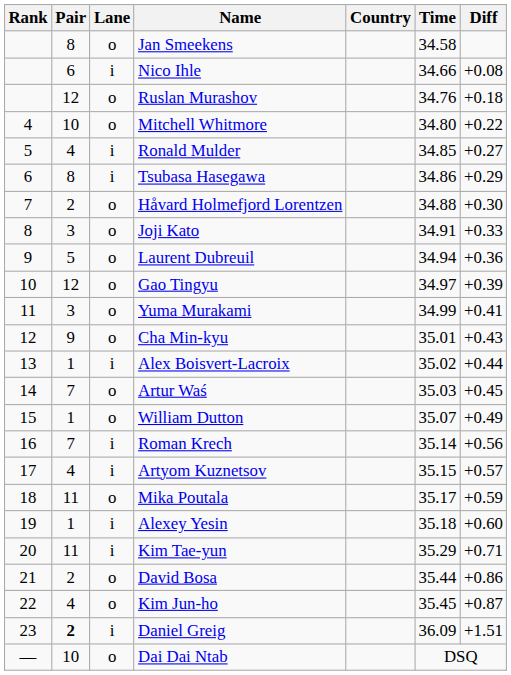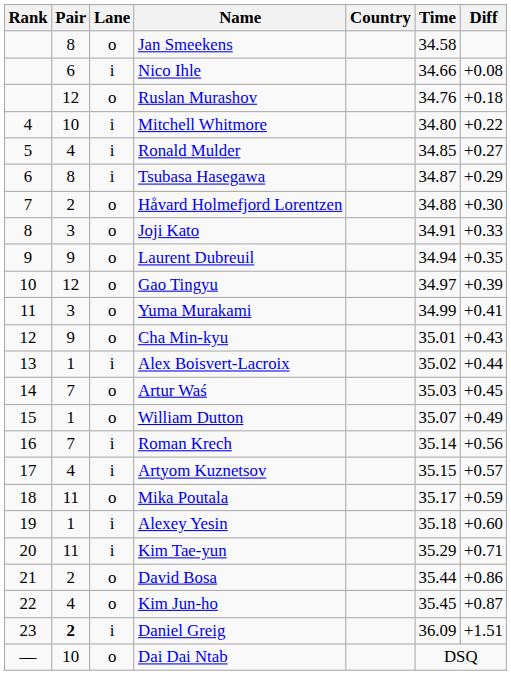(112, 124) o -> (112, 124) i
(437, 177) 34.86 -> (437, 177) 34.87
(71, 257) 5 -> (71, 257) 9
(484, 257) +0.36 -> (484, 257) +0.35
